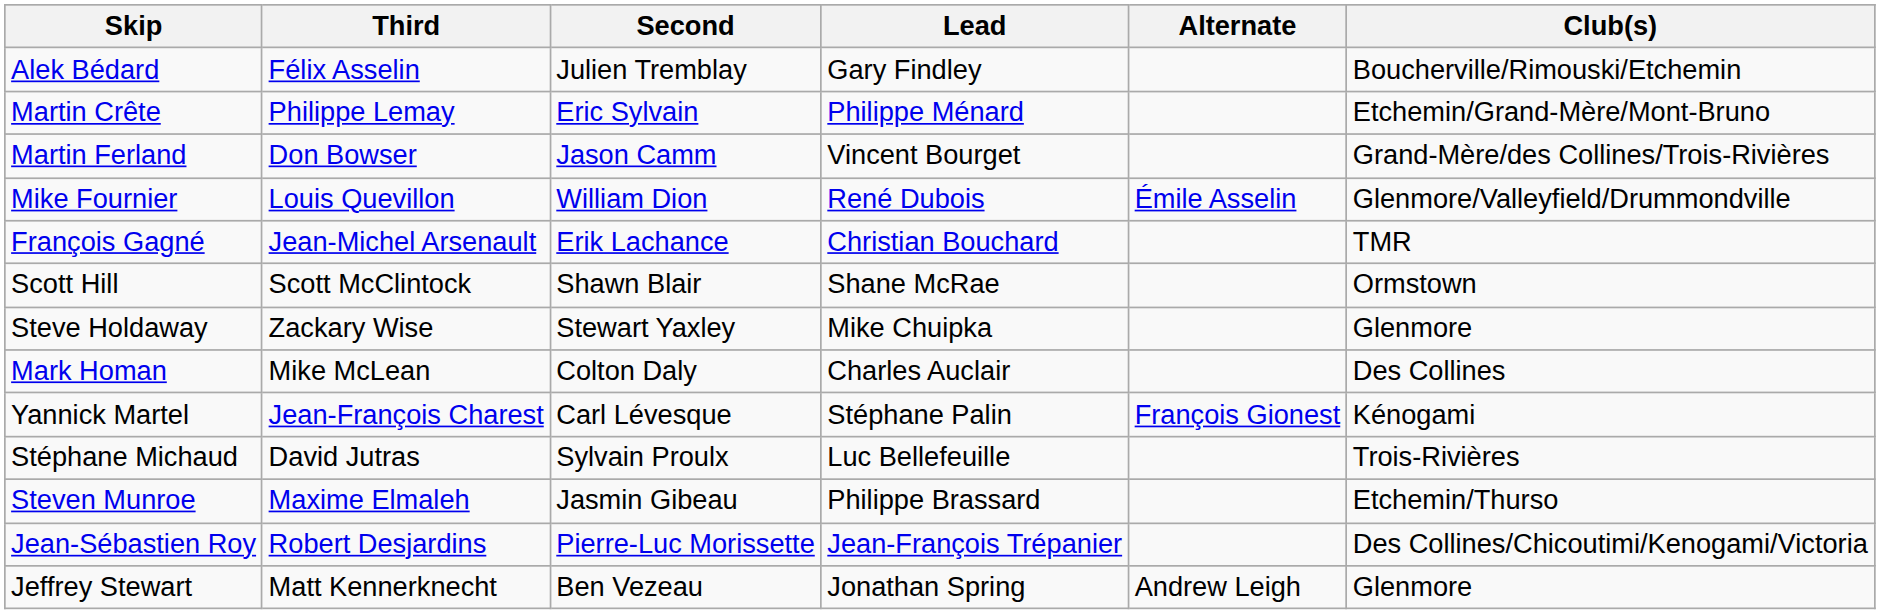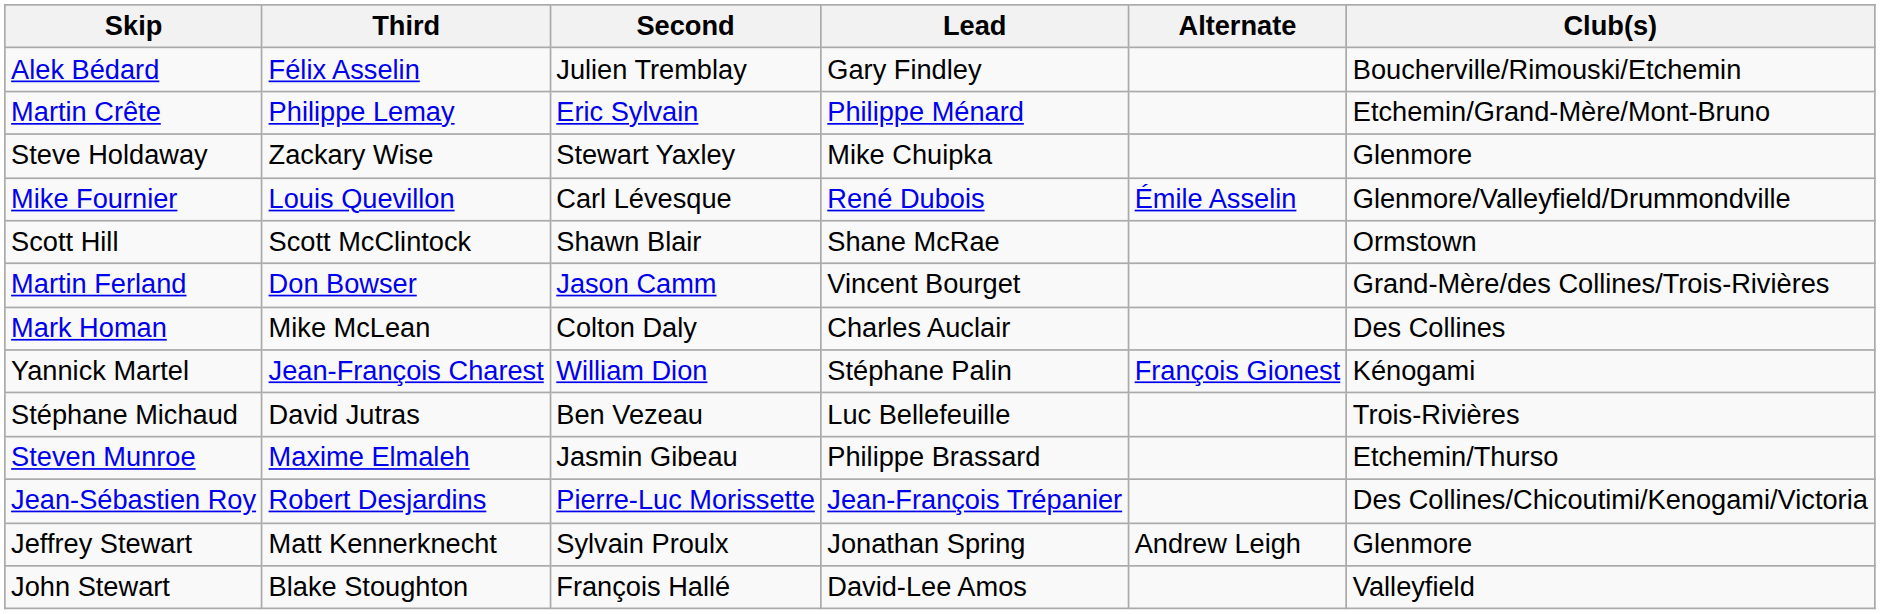rows swapped: (99, 155) <-> (109, 328)
(632, 198) William Dion -> (644, 198) Carl Lévesque
- row: (108, 241)
(644, 414) Carl Lévesque -> (632, 371) William Dion
(642, 457) Sylvain Proulx -> (630, 414) Ben Vezeau
(630, 586) Ben Vezeau -> (642, 543) Sylvain Proulx
+ row: (91, 586)
